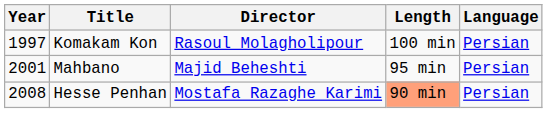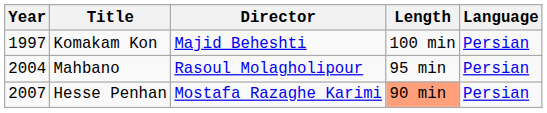(269, 43) Rasoul Molagholipour -> (240, 43) Majid Beheshti
(27, 69) 2001 -> (27, 69) 2004
(240, 69) Majid Beheshti -> (269, 69) Rasoul Molagholipour
(27, 94) 2008 -> (27, 94) 2007
